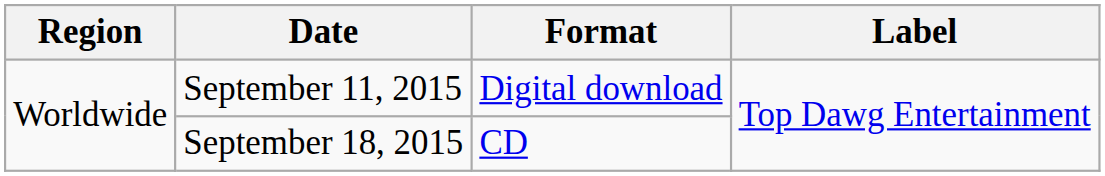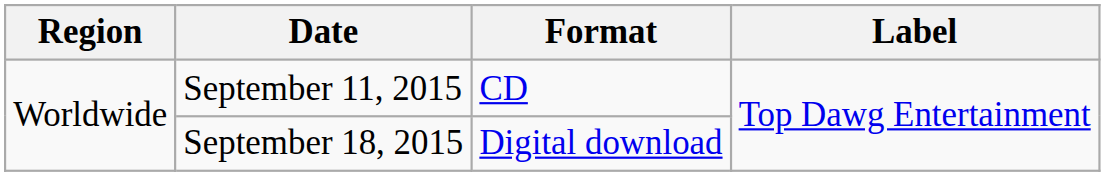(601, 87) Digital download -> (504, 87) CD
(504, 142) CD -> (601, 142) Digital download
